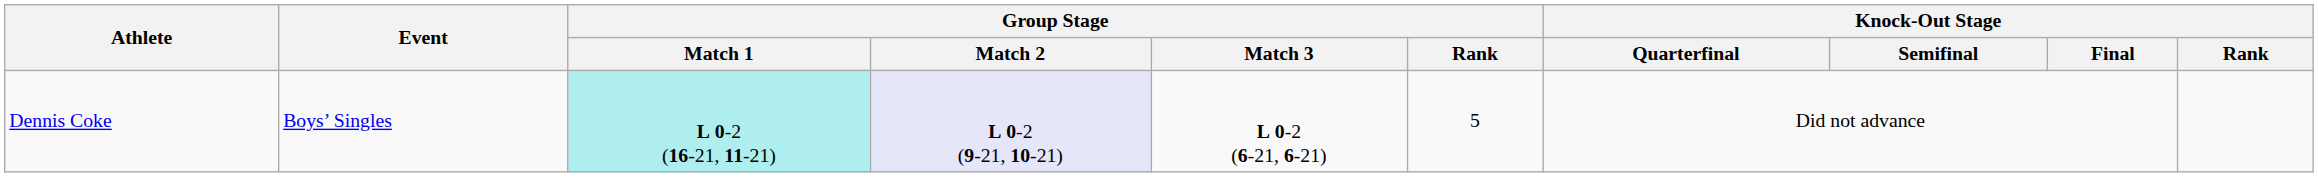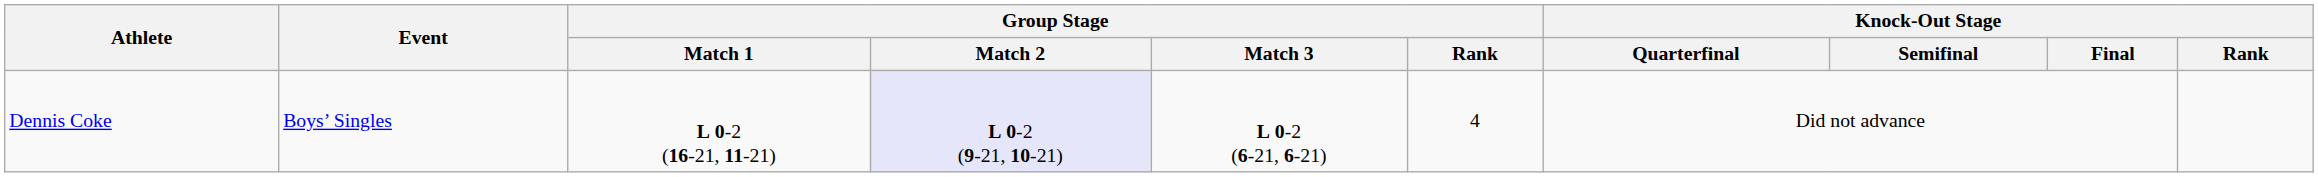(719, 144) paleturquoise background -> (719, 144) no background
(1475, 121) 5 -> (1475, 121) 4
